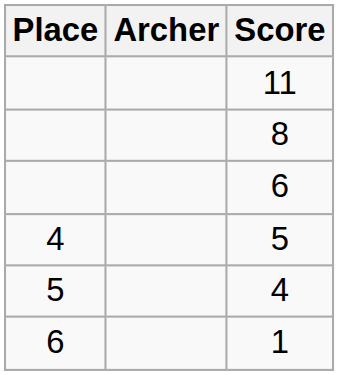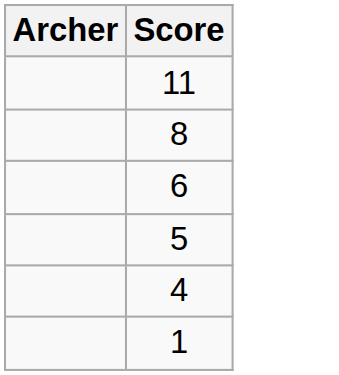- column: (55, 30)
